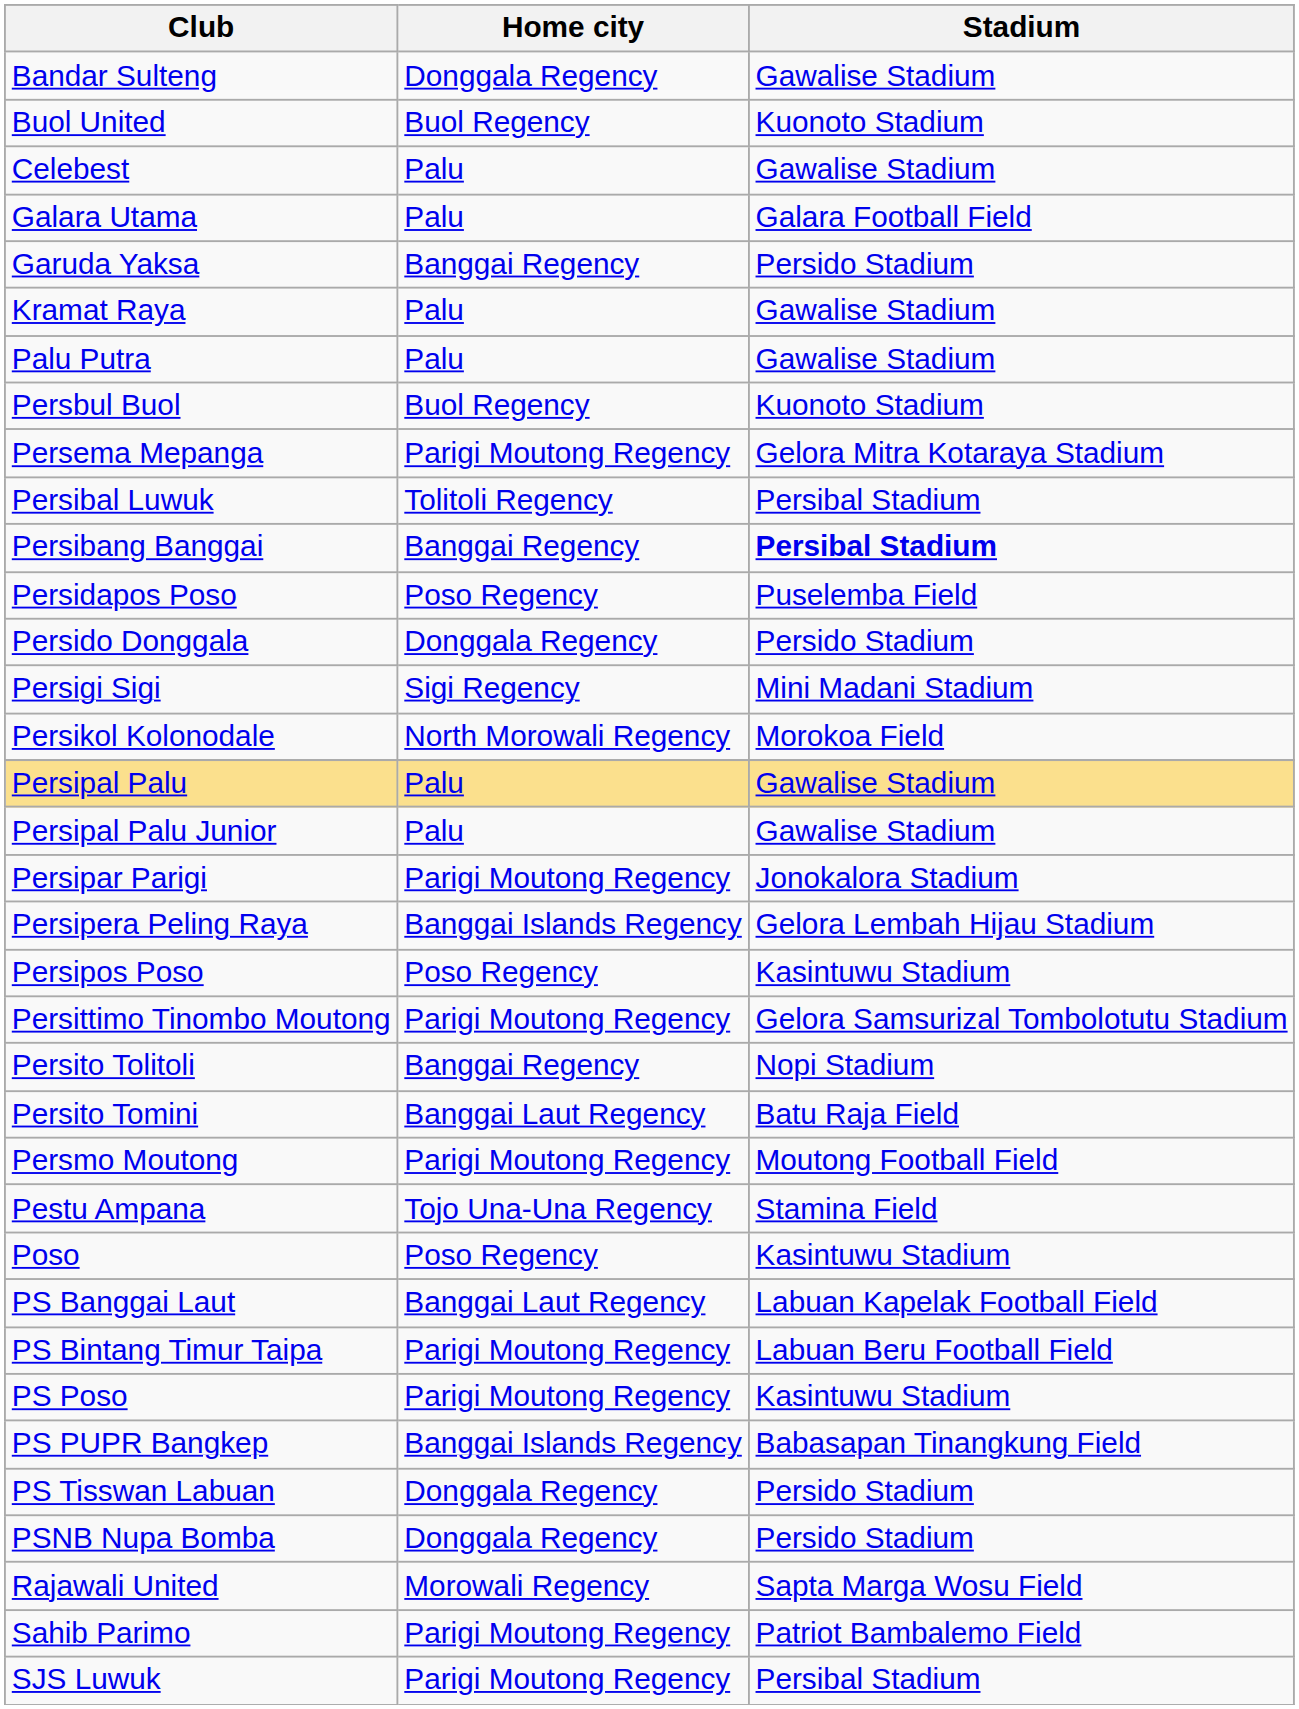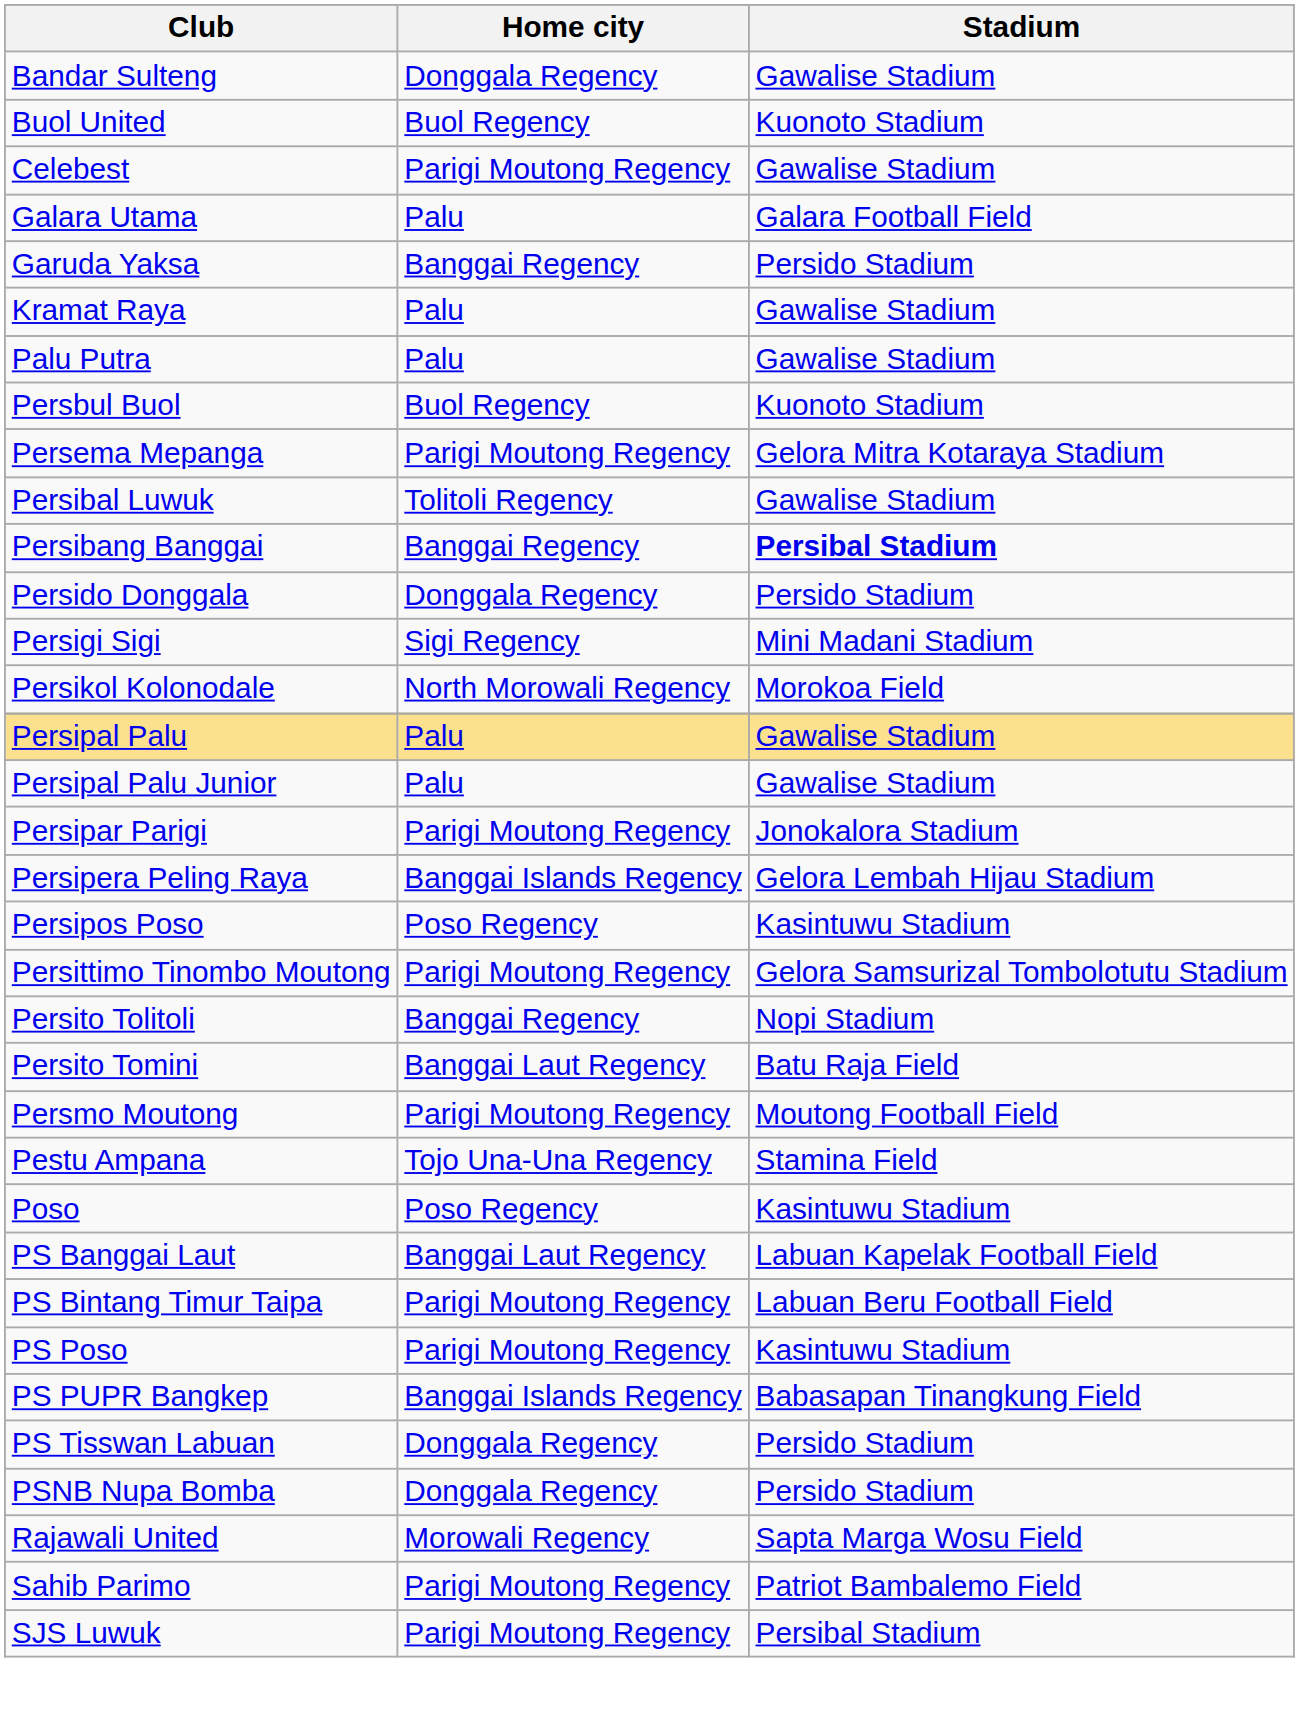(434, 169) Palu -> (567, 169) Parigi Moutong Regency
(868, 500) Persibal Stadium -> (875, 500) Gawalise Stadium
- row: (124, 594)
